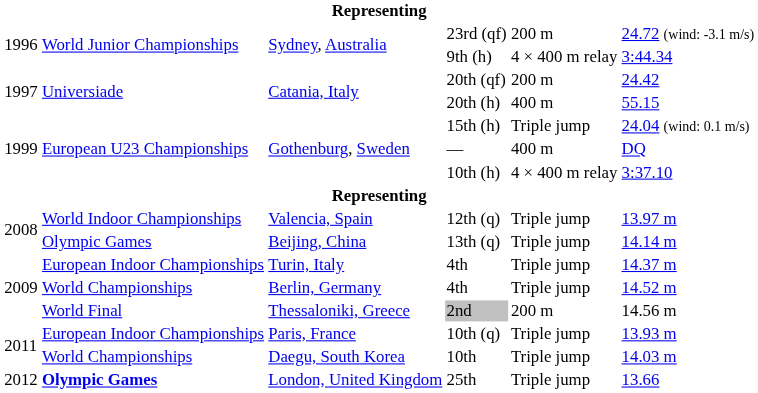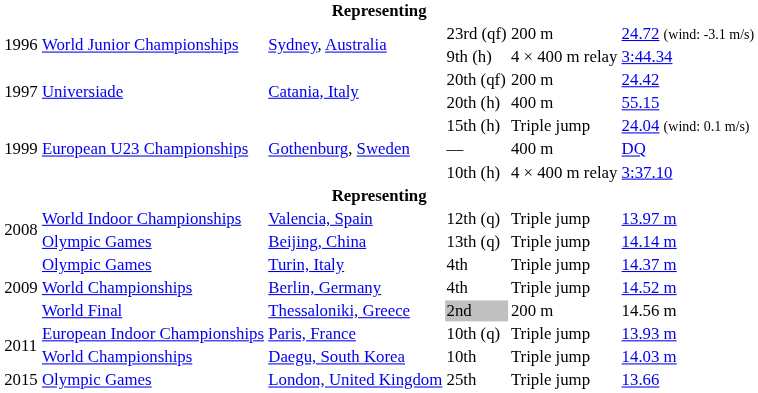(153, 264) European Indoor Championships -> (97, 264) Olympic Games
(21, 380) 2012 -> (21, 380) 2015
(100, 380) bold -> (97, 380) normal
